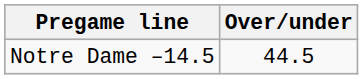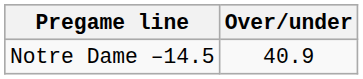(289, 57) 44.5 -> (289, 57) 40.9
